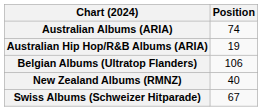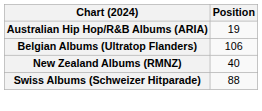- row: (107, 30)
(234, 98) 67 -> (234, 81) 88
